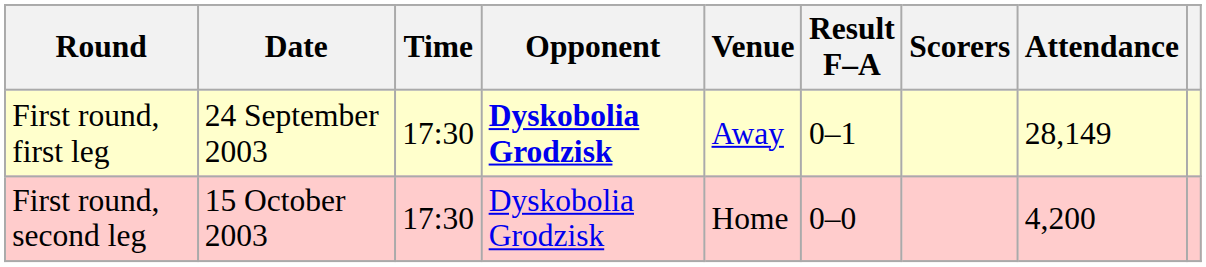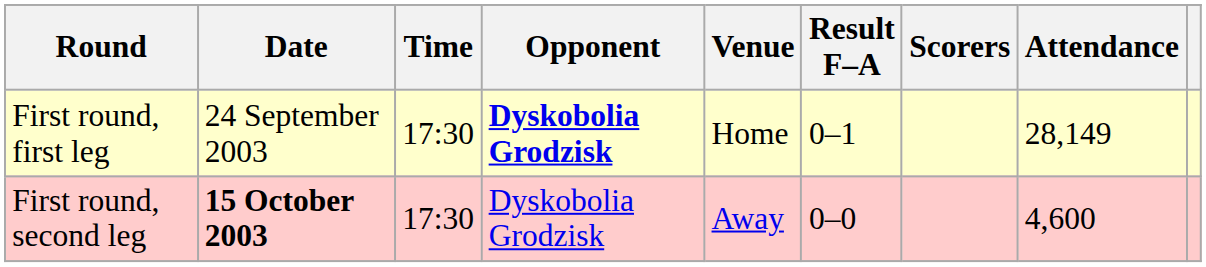(748, 132) Away -> (750, 132) Home
(275, 218) normal -> (279, 218) bold
(750, 218) Home -> (748, 218) Away
(1060, 218) 4,200 -> (1060, 218) 4,600
